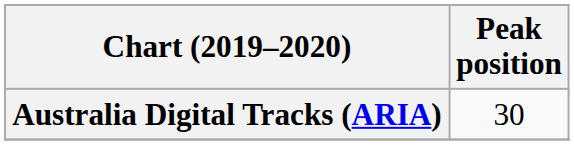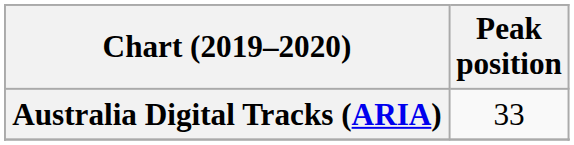(509, 113) 30 -> (509, 113) 33
